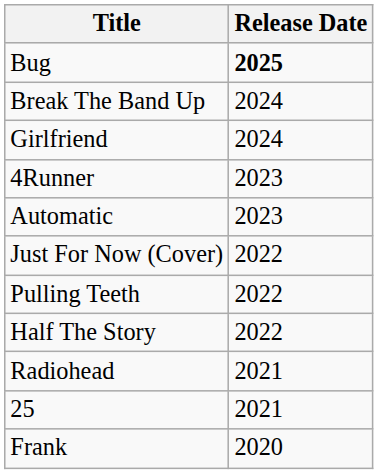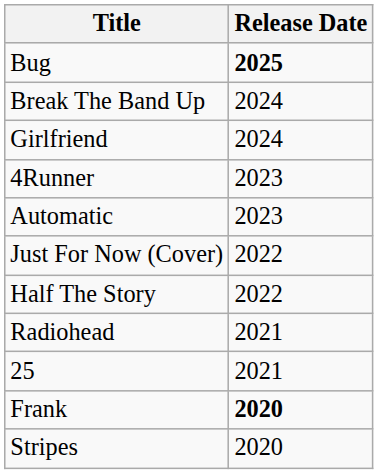- row: (75, 293)
(259, 448) normal -> (259, 409) bold
+ row: (44, 448)
